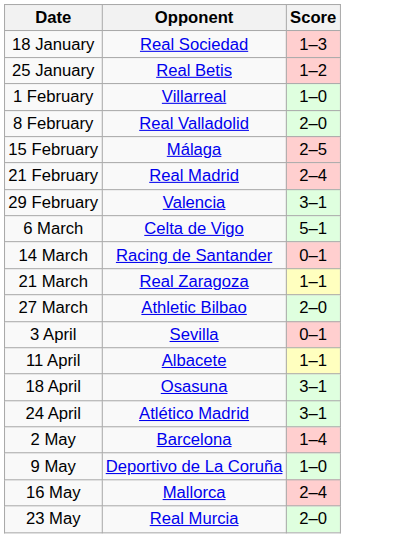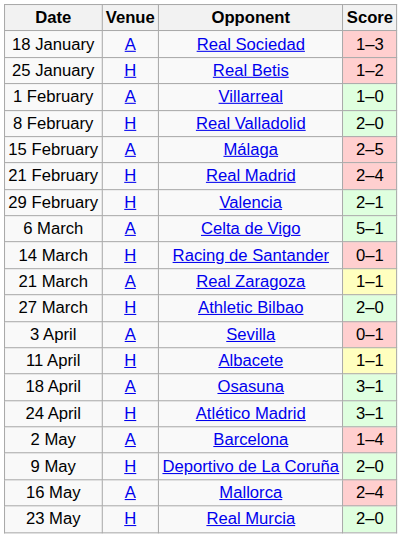+ column: (130, 17)
(313, 202) 3–1 -> (370, 202) 2–1
(313, 466) 1–0 -> (370, 466) 2–0
